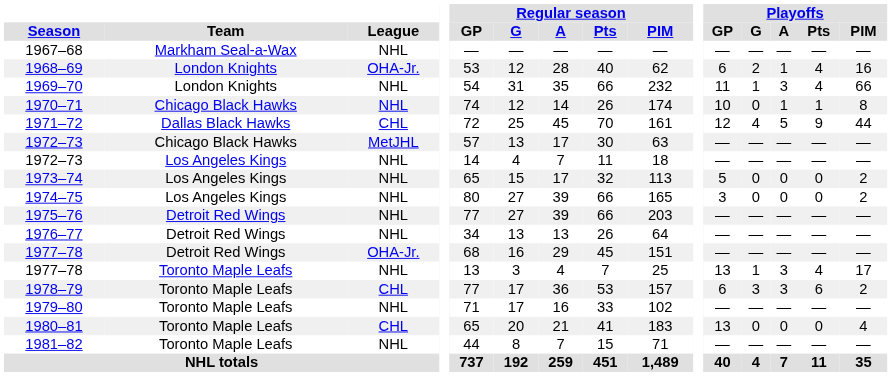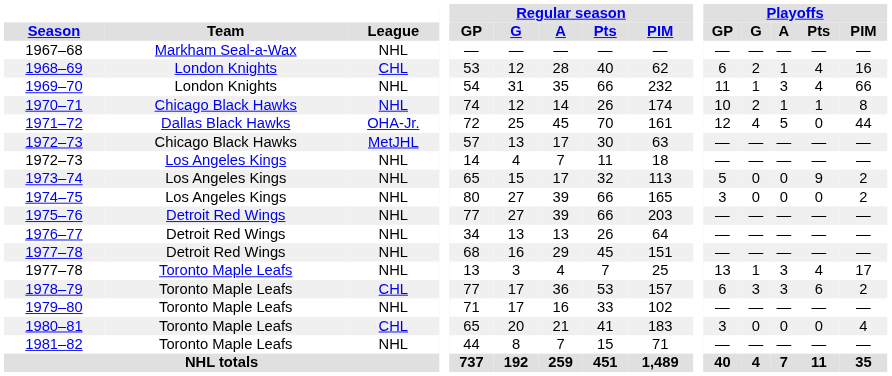(393, 68) OHA-Jr. -> (393, 68) CHL
(756, 105) 0 -> (756, 105) 2
(393, 123) CHL -> (393, 123) OHA-Jr.
(819, 123) 9 -> (819, 123) 0
(819, 178) 0 -> (819, 178) 9
(393, 252) OHA-Jr. -> (393, 252) NHL
(722, 326) 13 -> (722, 326) 3
